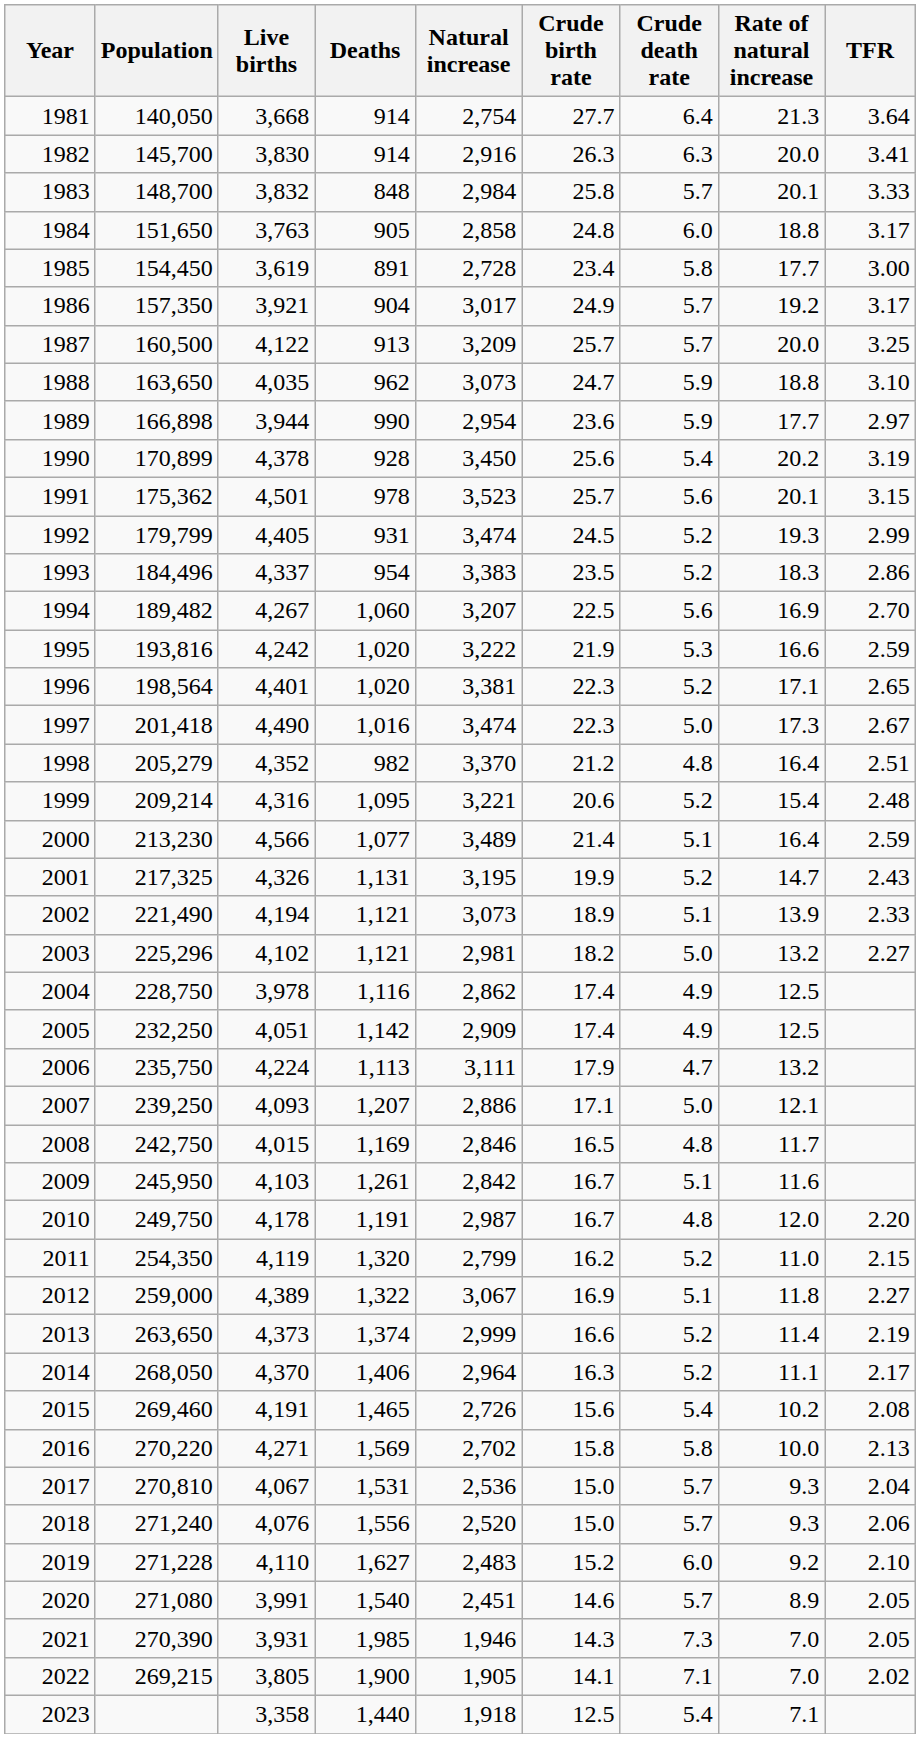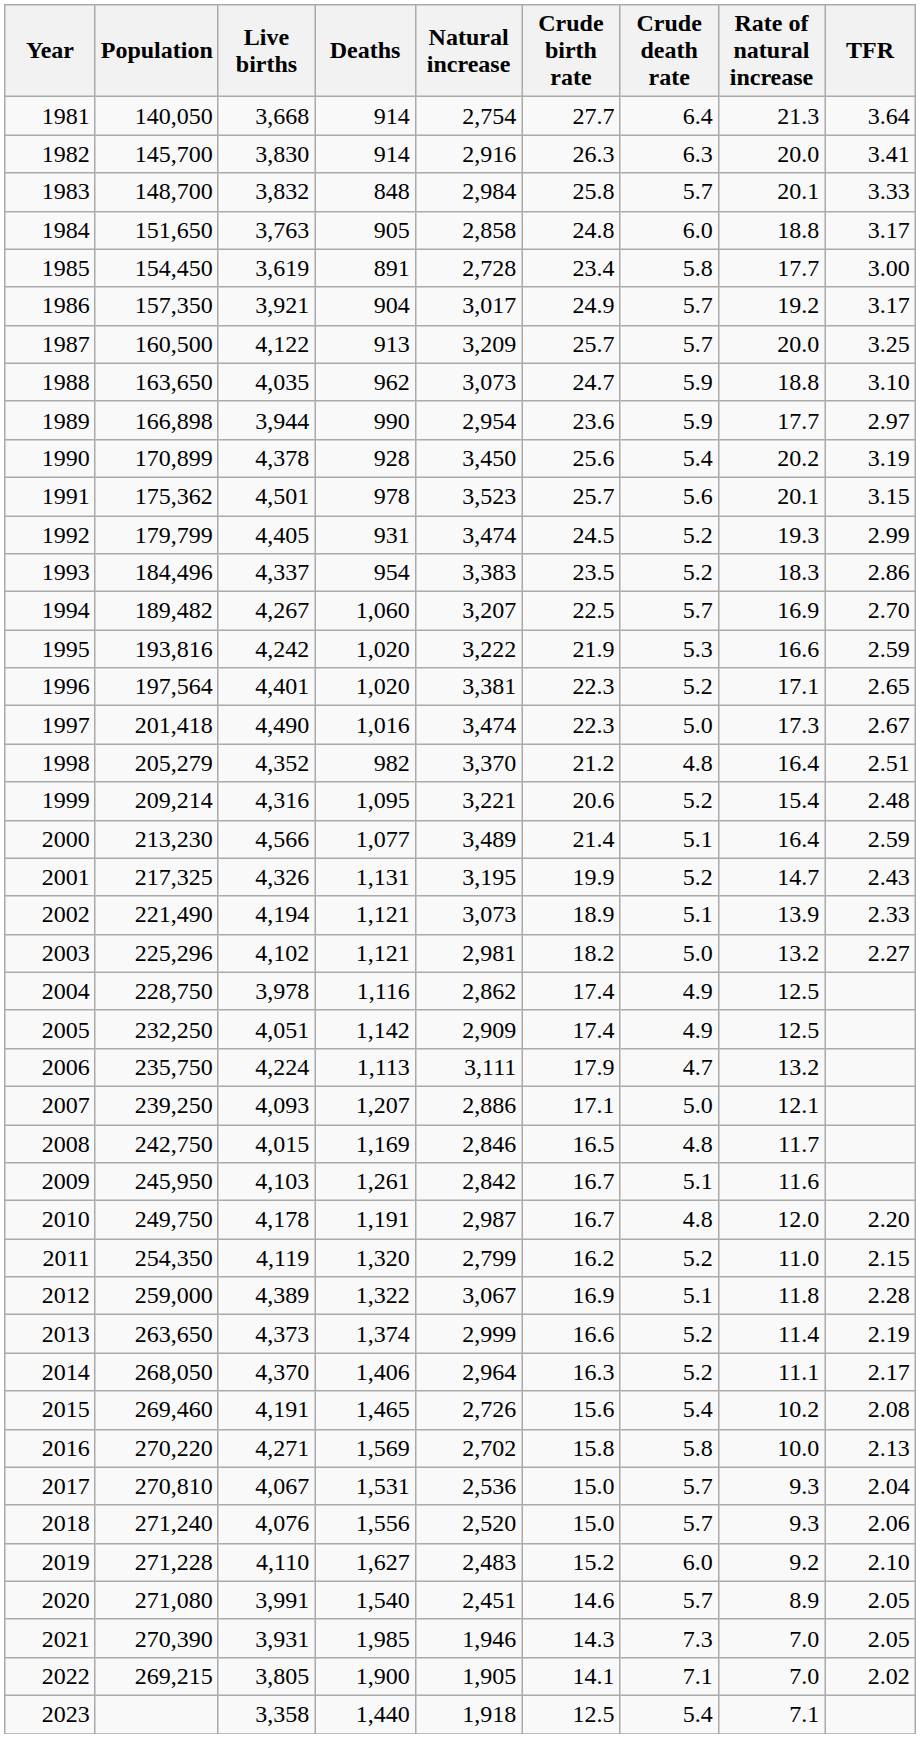(698, 610) 5.6 -> (698, 610) 5.7
(174, 686) 198,564 -> (174, 686) 197,564
(889, 1295) 2.27 -> (889, 1295) 2.28
